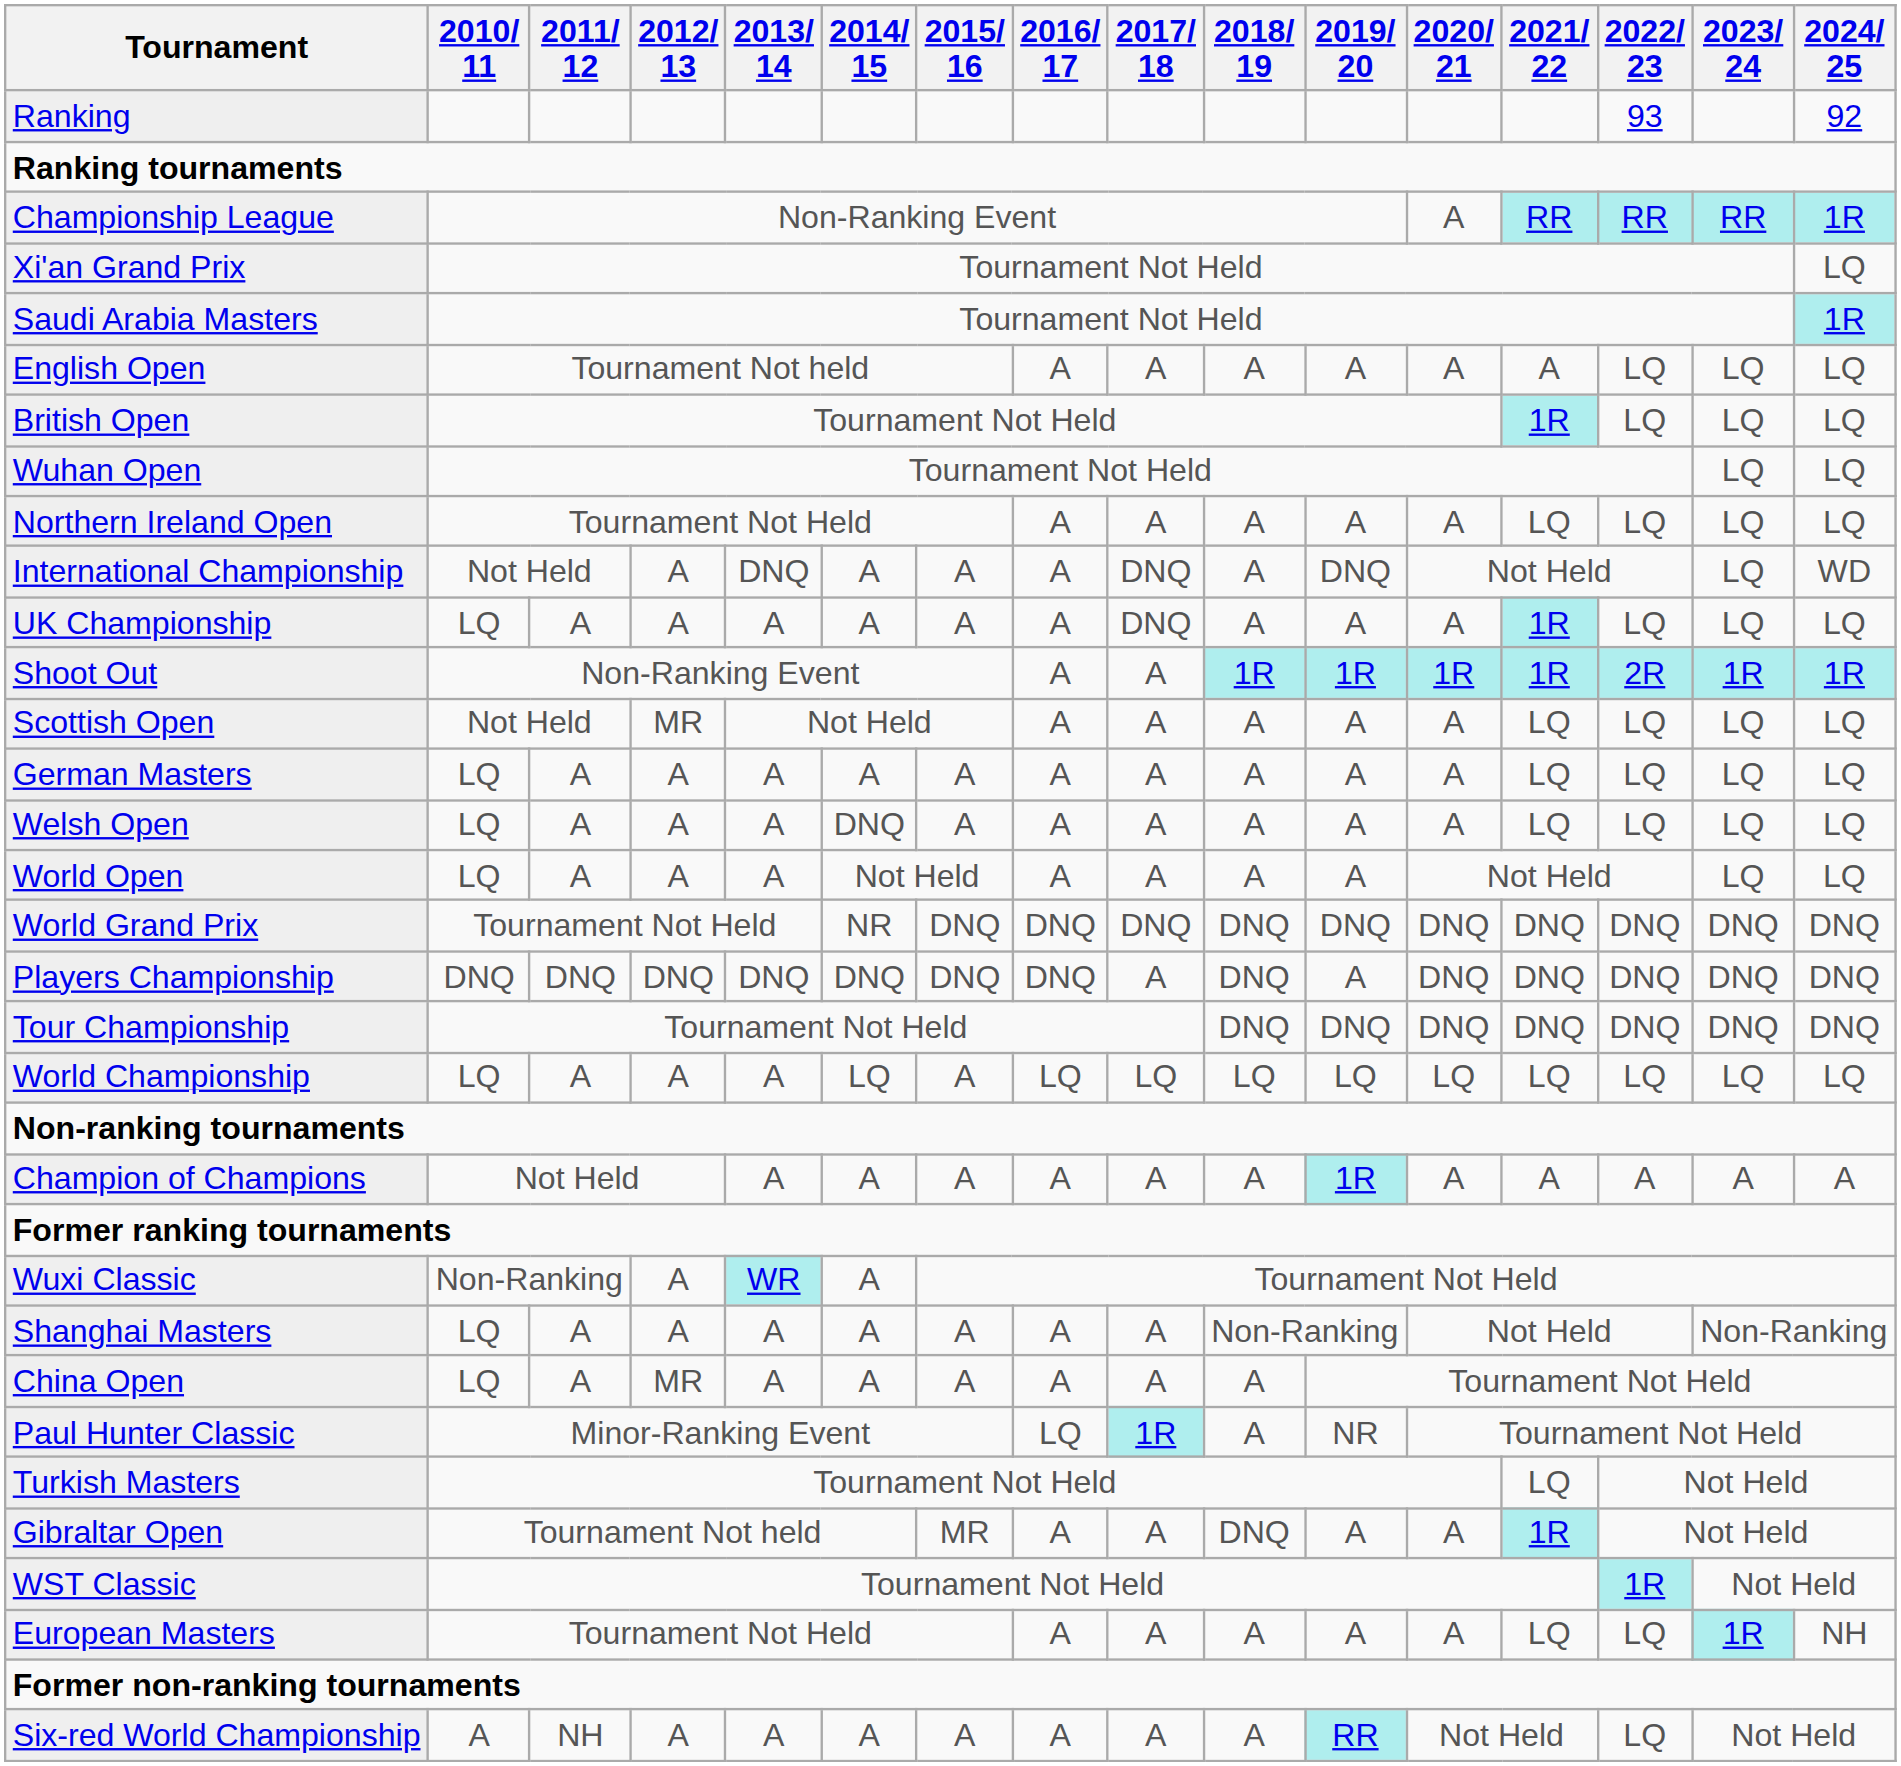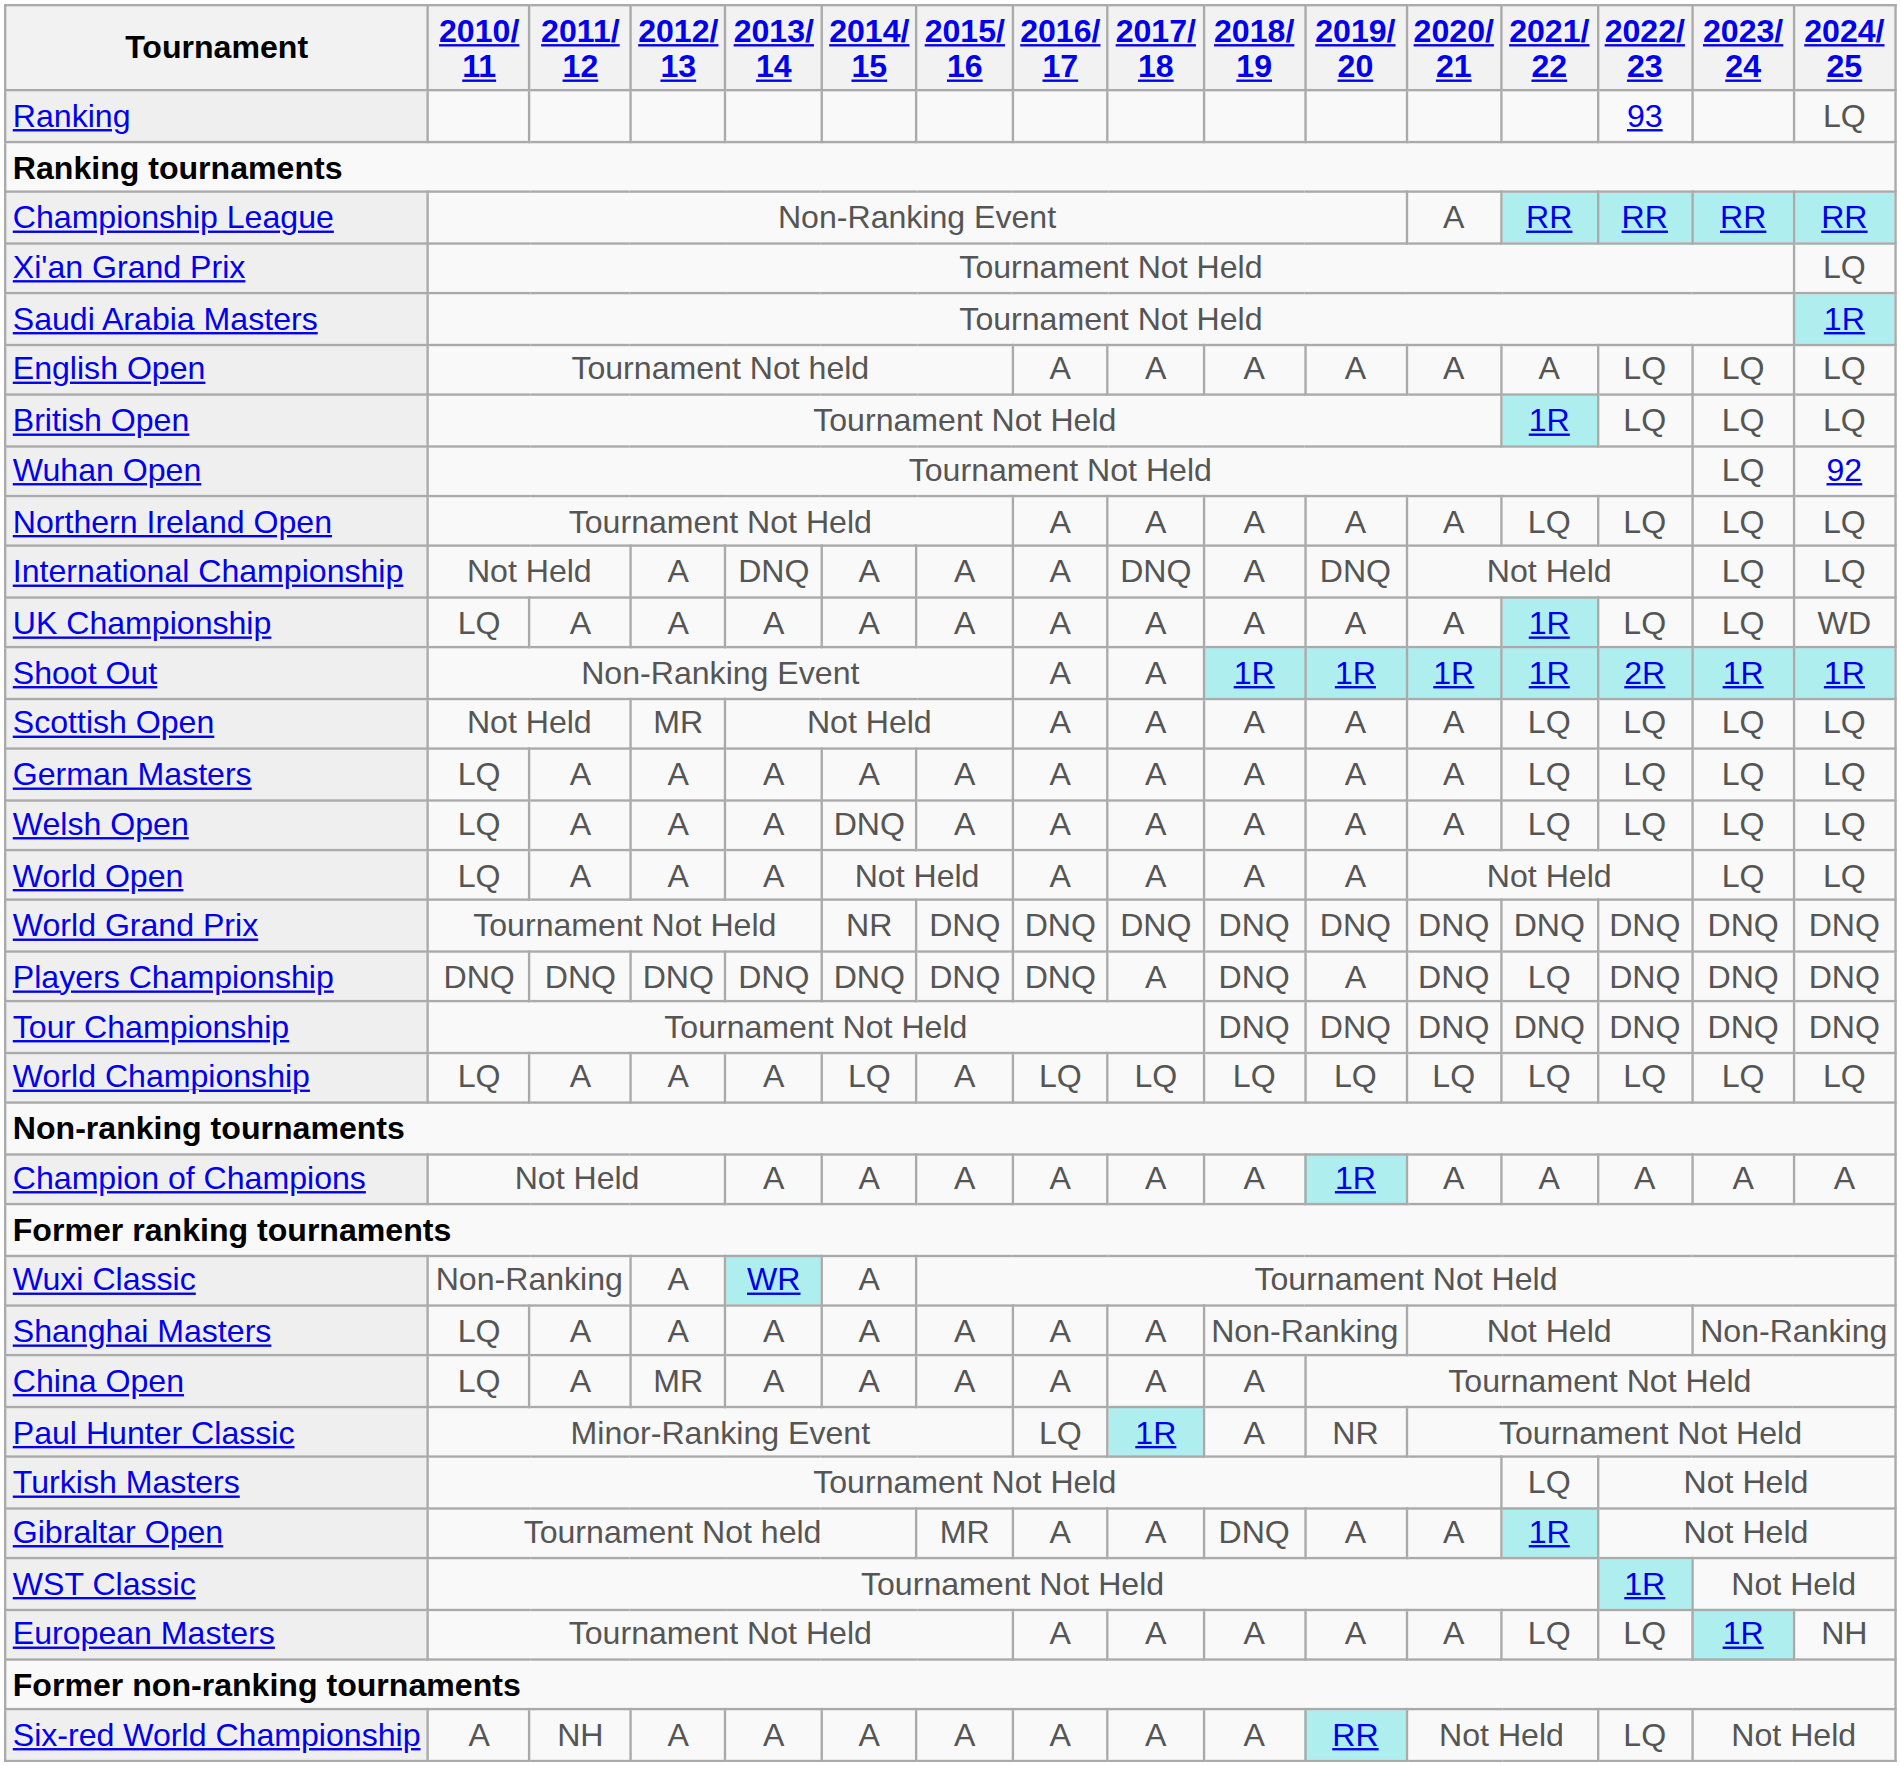(1844, 116) 92 -> (1844, 116) LQ
(1844, 217) 1R -> (1844, 217) RR
(1844, 470) LQ -> (1844, 470) 92
(1844, 571) WD -> (1844, 571) LQ
(1156, 622) DNQ -> (1156, 622) A
(1844, 622) LQ -> (1844, 622) WD
(1549, 976) DNQ -> (1549, 976) LQ
